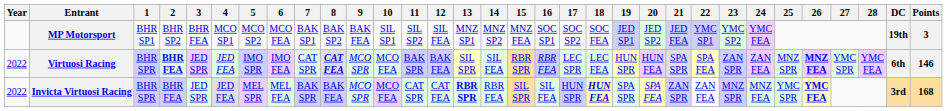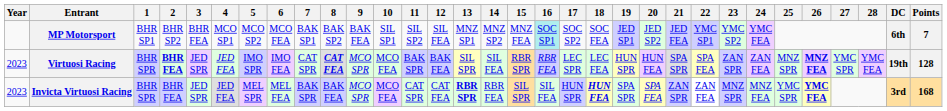(547, 34) no background -> (547, 34) paleturquoise background
(898, 34) 19th -> (898, 34) 6th
(926, 34) 3 -> (926, 34) 7
(17, 63) 2022 -> (17, 63) 2023
(898, 63) 6th -> (898, 63) 19th
(926, 63) 146 -> (926, 63) 128
(17, 91) 2022 -> (17, 91) 2023
